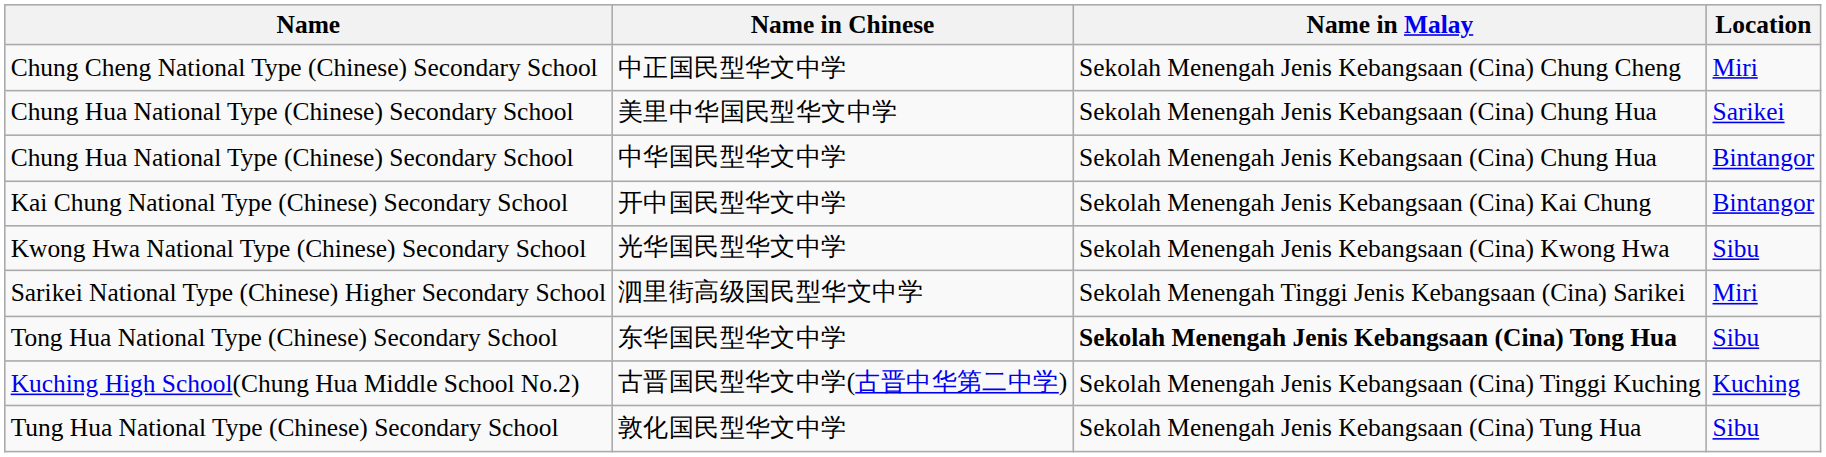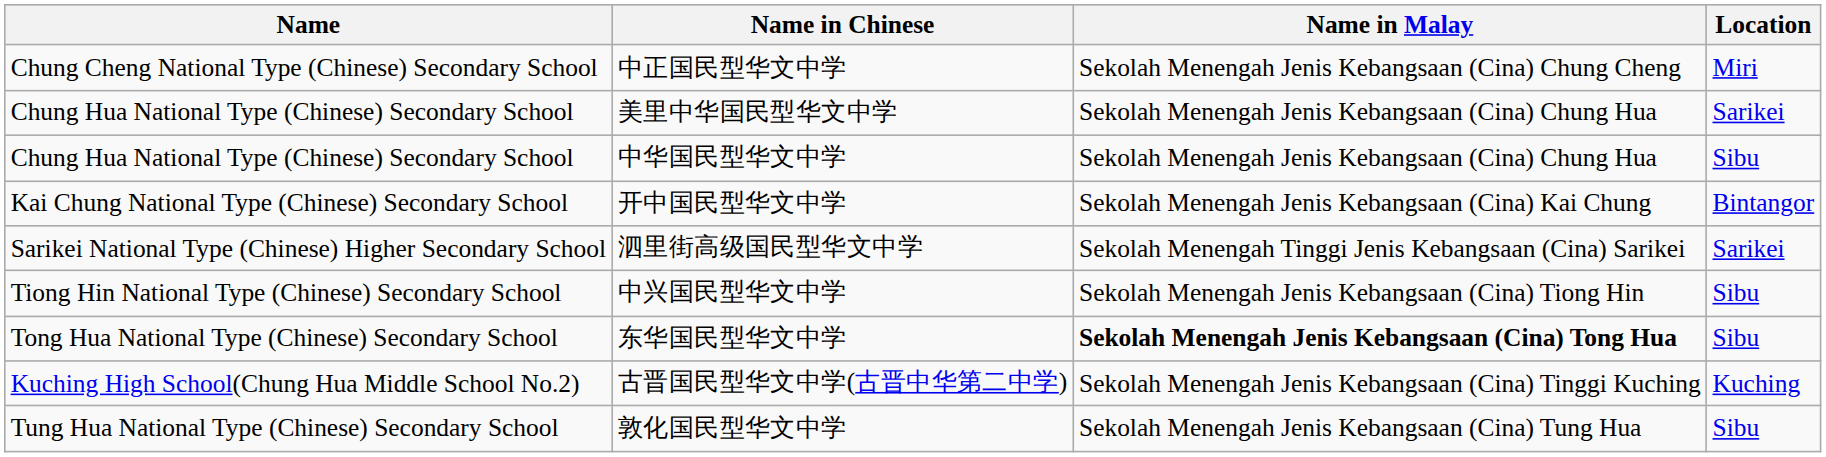(1763, 157) Bintangor -> (1736, 157) Sibu
- row: (732, 247)
(1735, 292) Miri -> (1749, 247) Sarikei
+ row: (732, 292)
